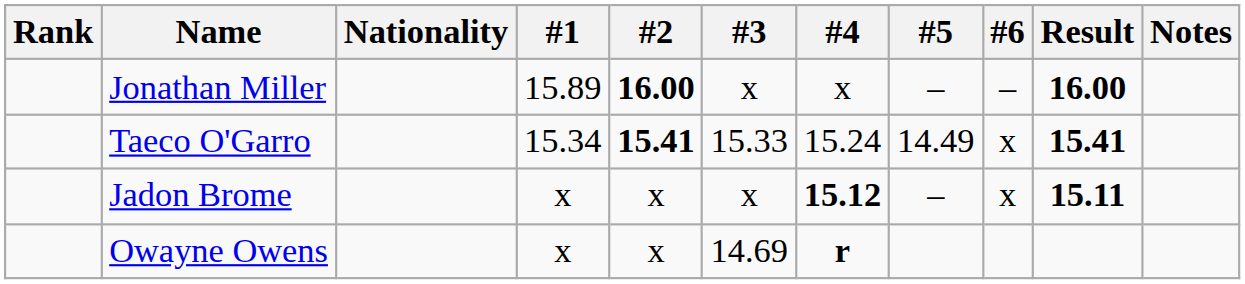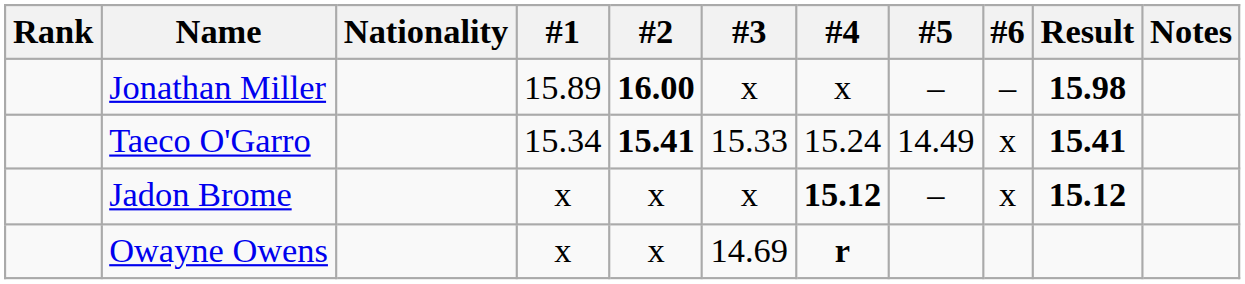(1087, 86) 16.00 -> (1087, 86) 15.98
(1087, 195) 15.11 -> (1087, 195) 15.12
